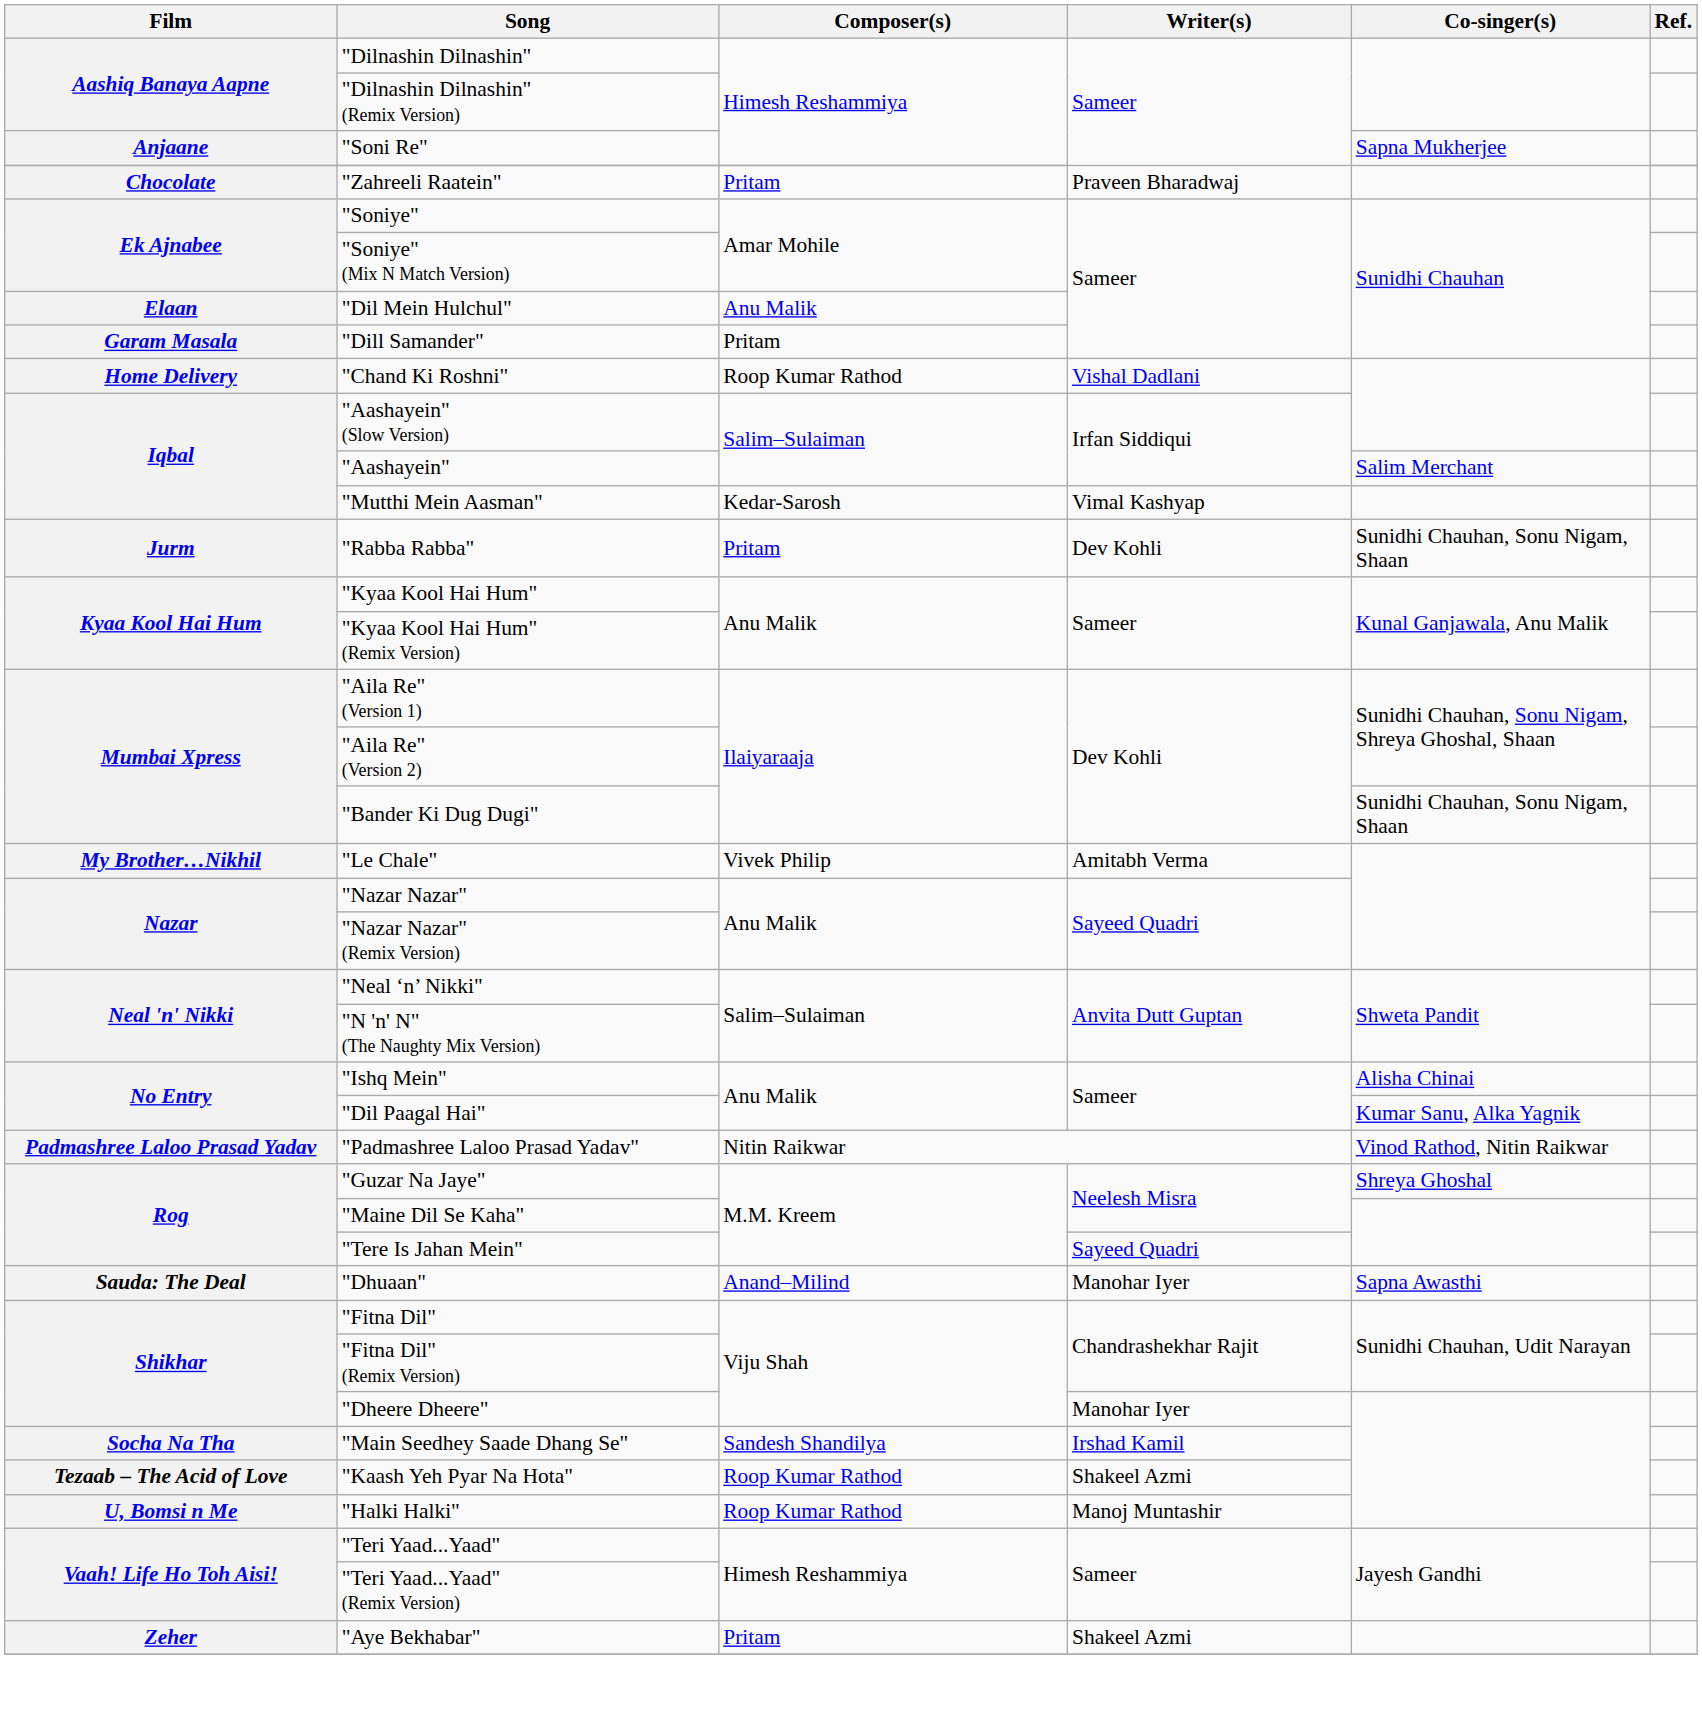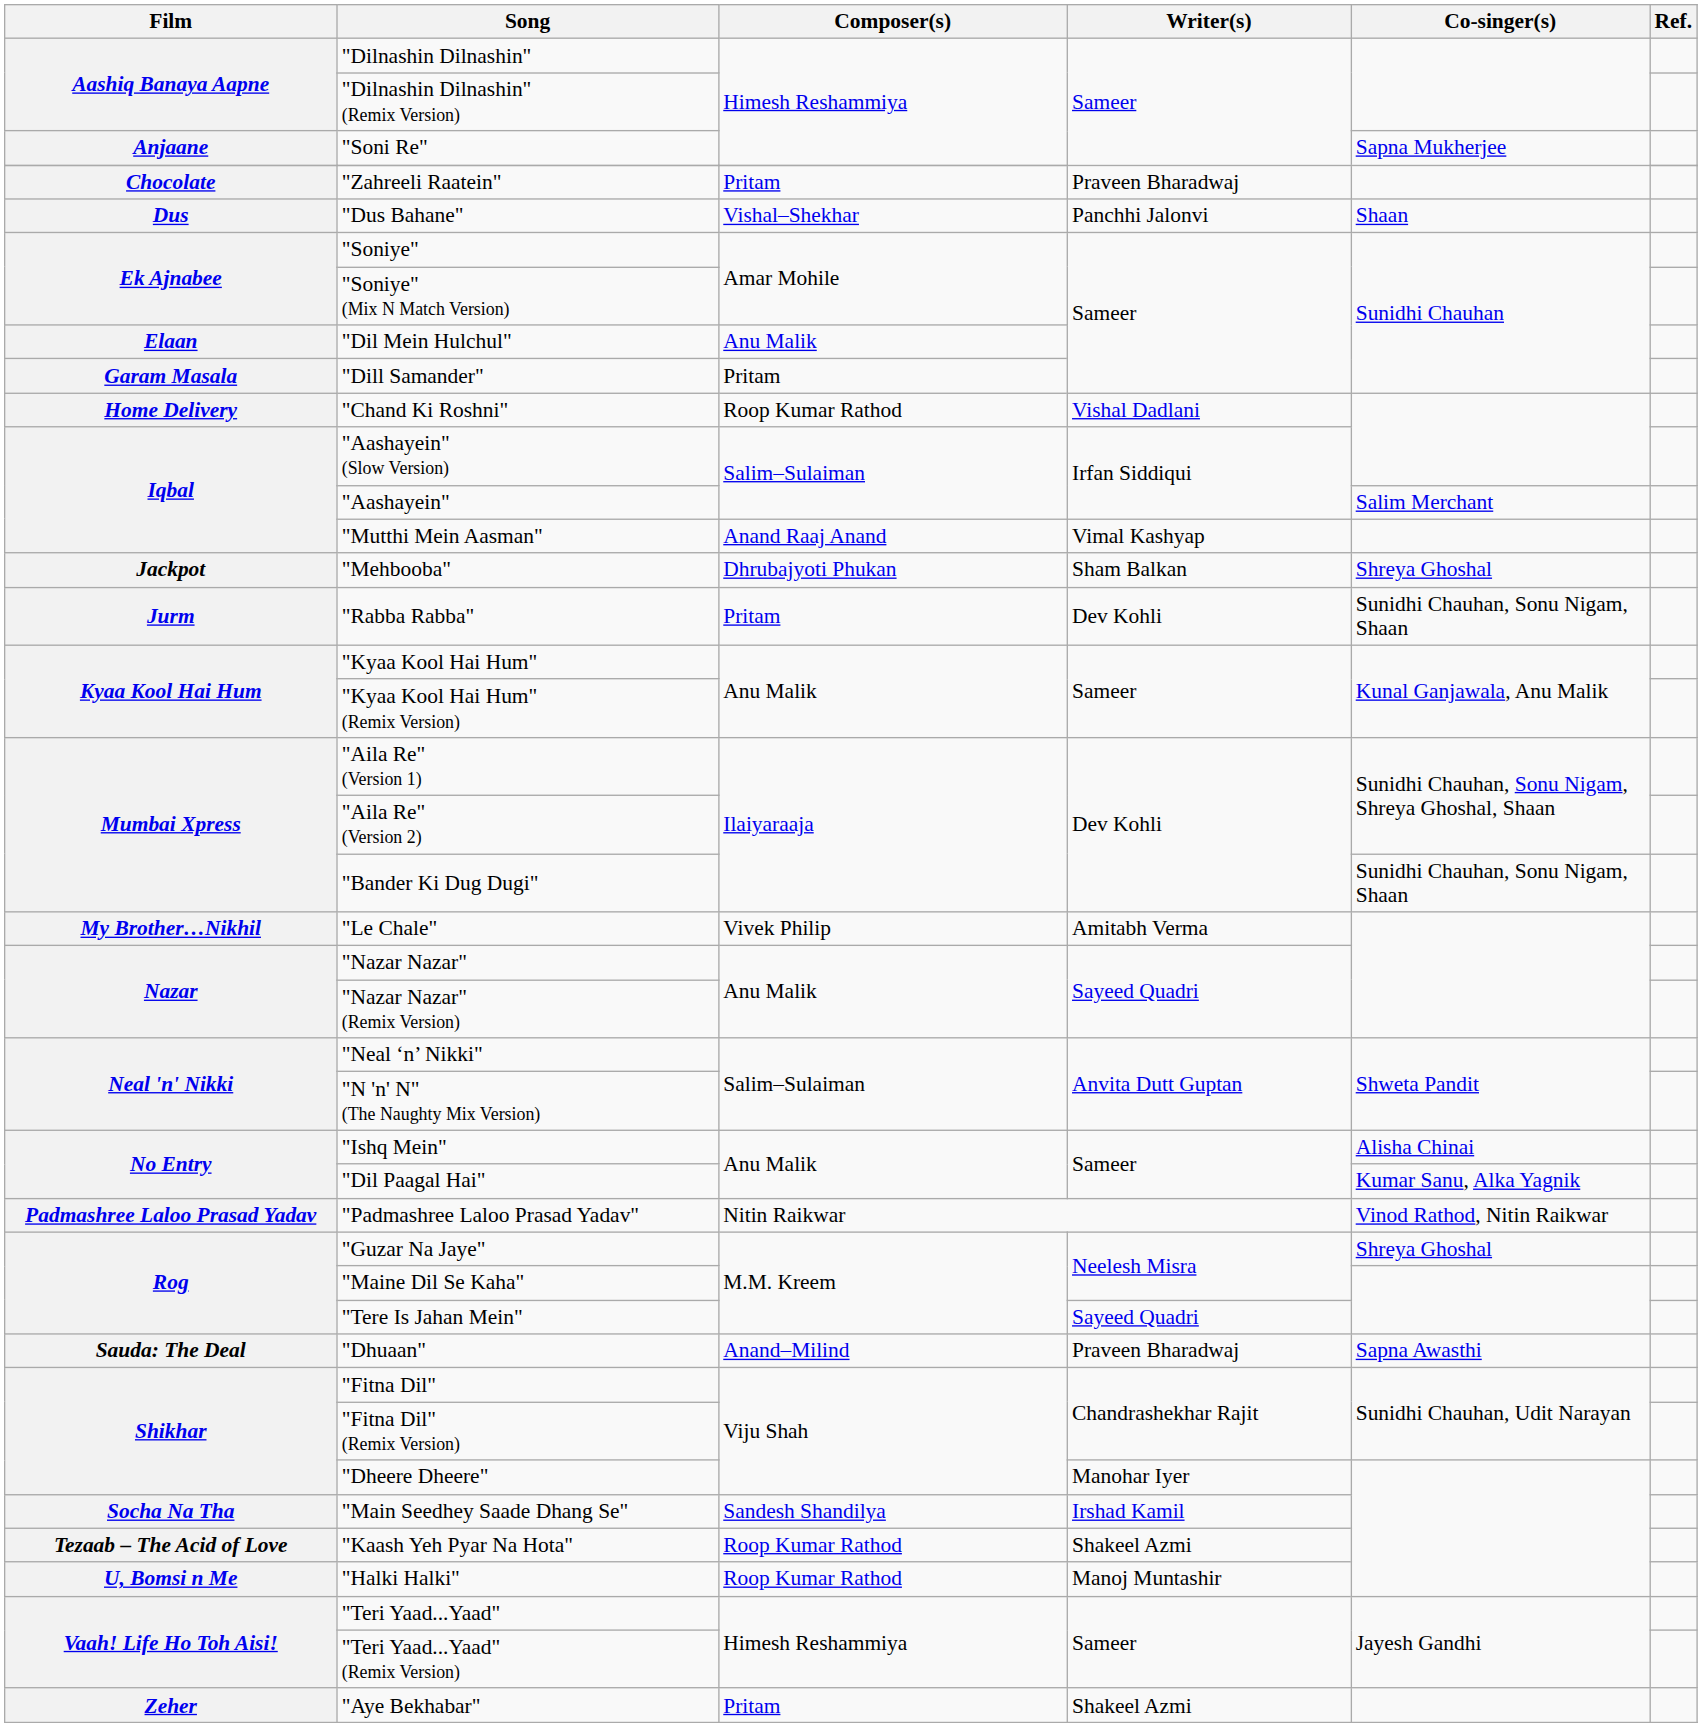+ row: (403, 215)
(782, 501) Kedar-Sarosh -> (805, 535) Anand Raaj Anand
+ row: (396, 569)
(1131, 1282) Manohar Iyer -> (1156, 1350) Praveen Bharadwaj
